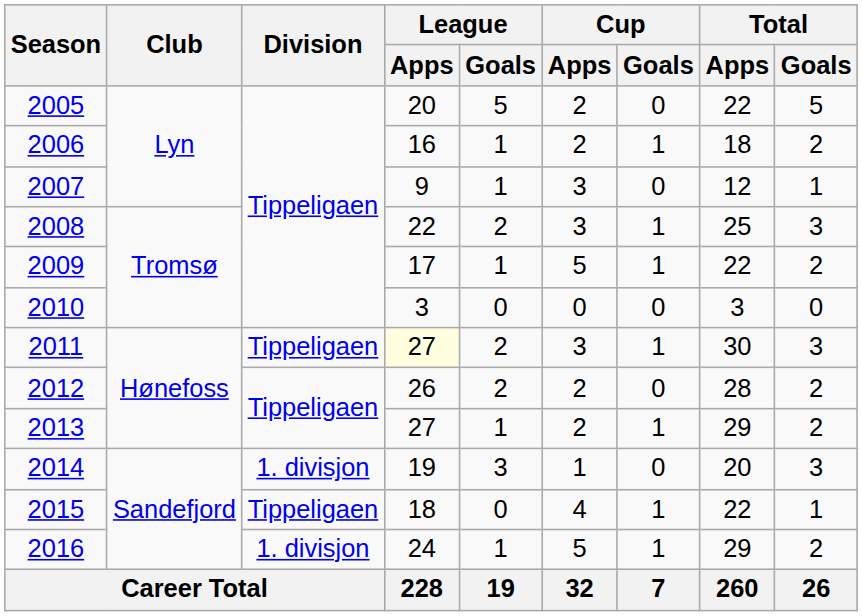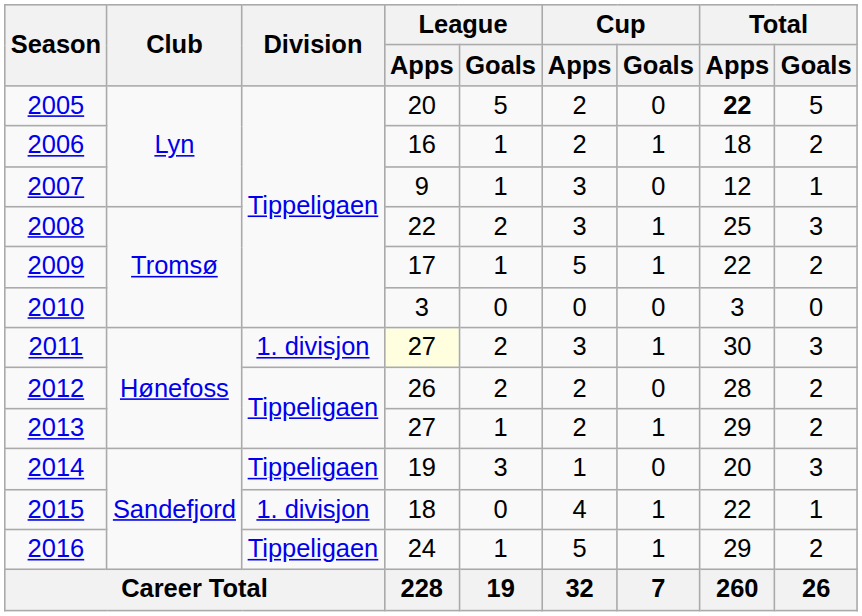(737, 105) normal -> (737, 105) bold
(313, 347) Tippeligaen -> (313, 347) 1. divisjon
(313, 468) 1. divisjon -> (313, 468) Tippeligaen
(313, 508) Tippeligaen -> (313, 508) 1. divisjon
(313, 549) 1. divisjon -> (313, 549) Tippeligaen
